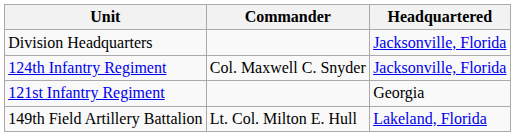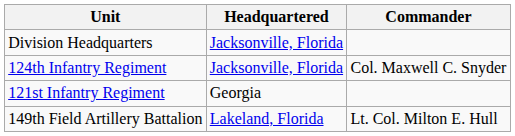columns swapped: (440, 17) <-> (288, 17)
